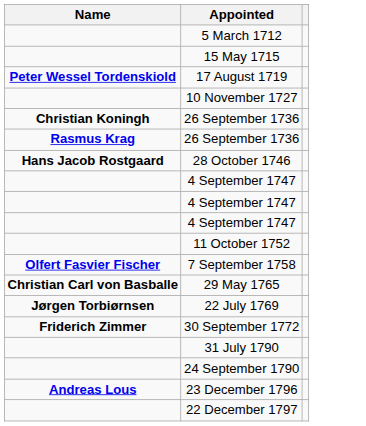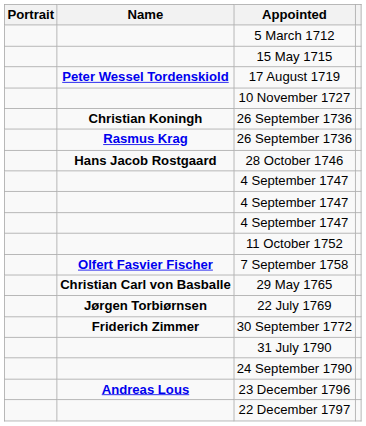+ column: (31, 14)
